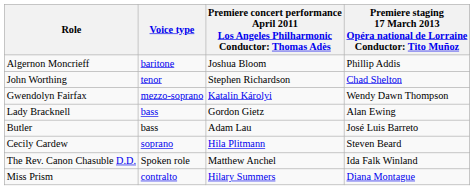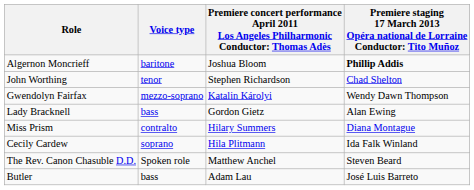(373, 63) normal -> (375, 63) bold
rows swapped: (30, 177) <-> (19, 128)
(374, 144) Steven Beard -> (382, 144) Ida Falk Winland
(382, 160) Ida Falk Winland -> (374, 160) Steven Beard
